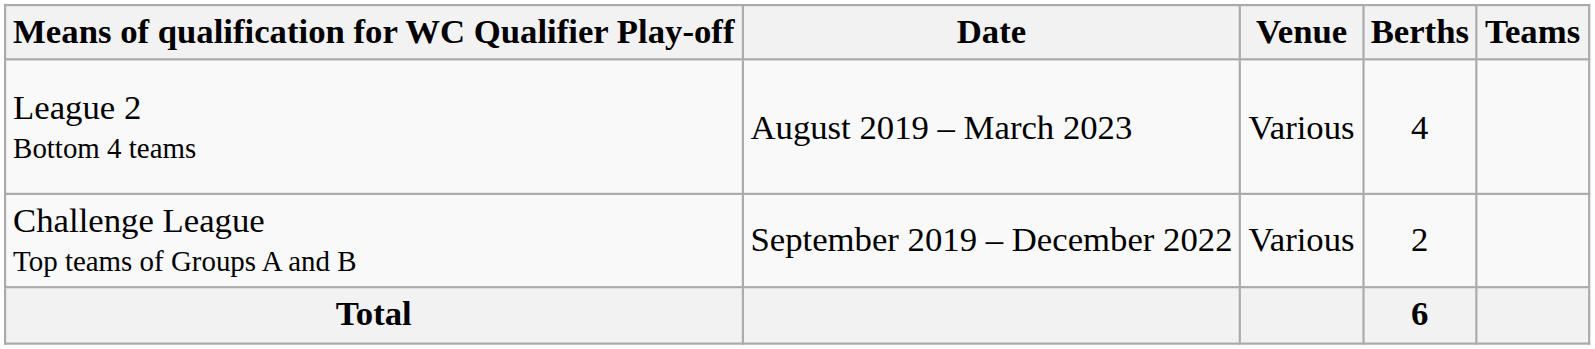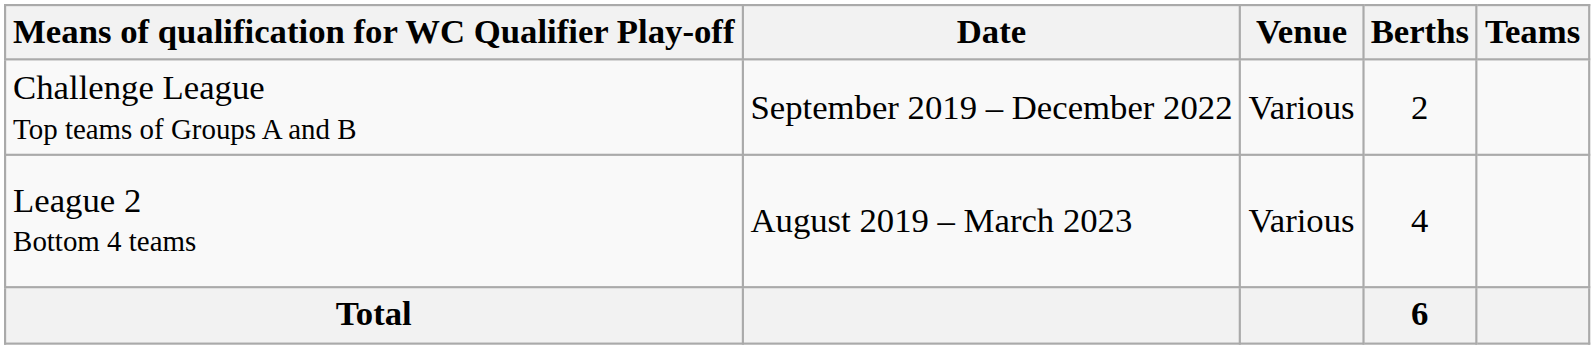rows swapped: (105, 126) <-> (185, 239)
